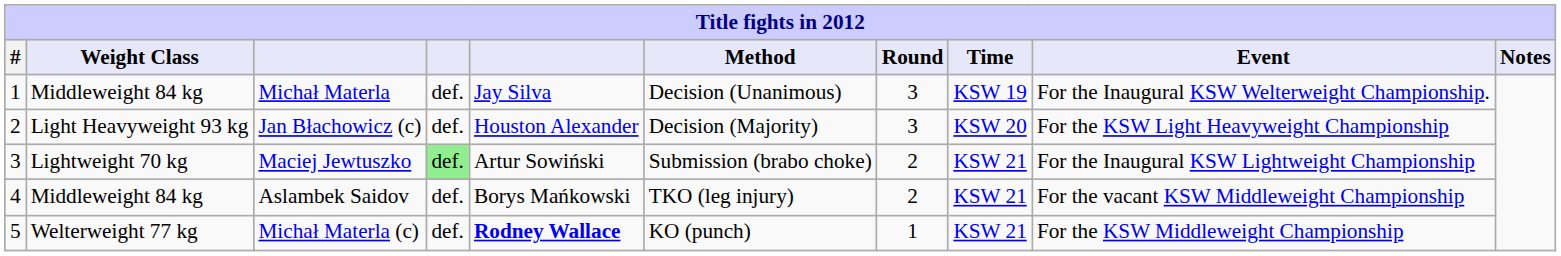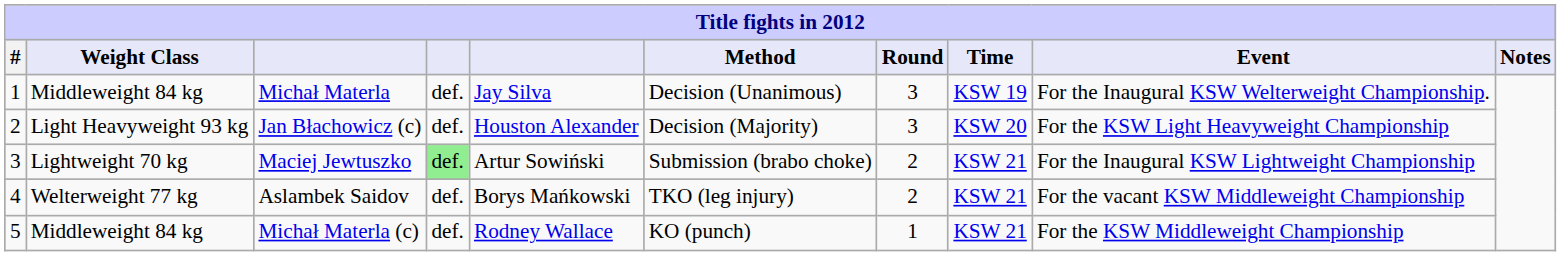(117, 196) Middleweight 84 kg -> (114, 196) Welterweight 77 kg
(114, 231) Welterweight 77 kg -> (117, 231) Middleweight 84 kg
(547, 231) bold -> (543, 231) normal
